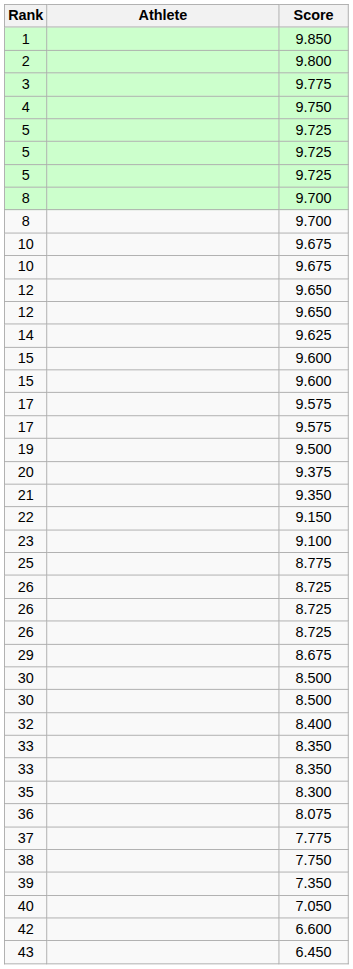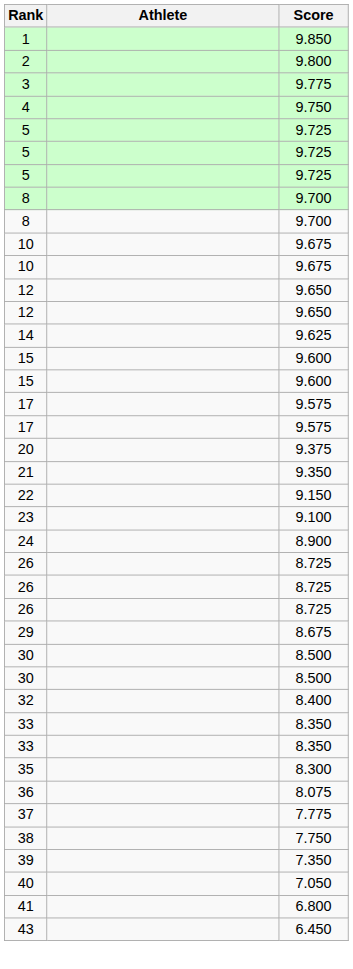- row: (26, 449)
+ row: (26, 541)
- row: (26, 564)
+ row: (26, 906)
- row: (26, 929)
